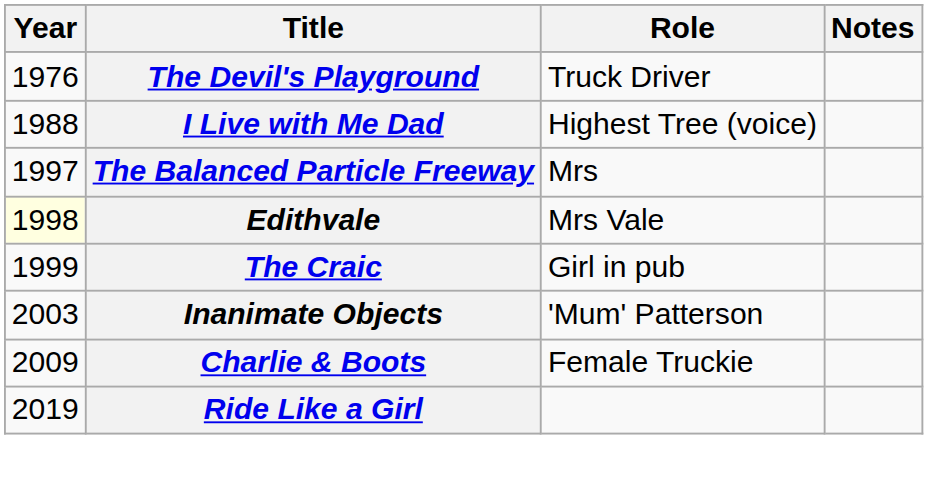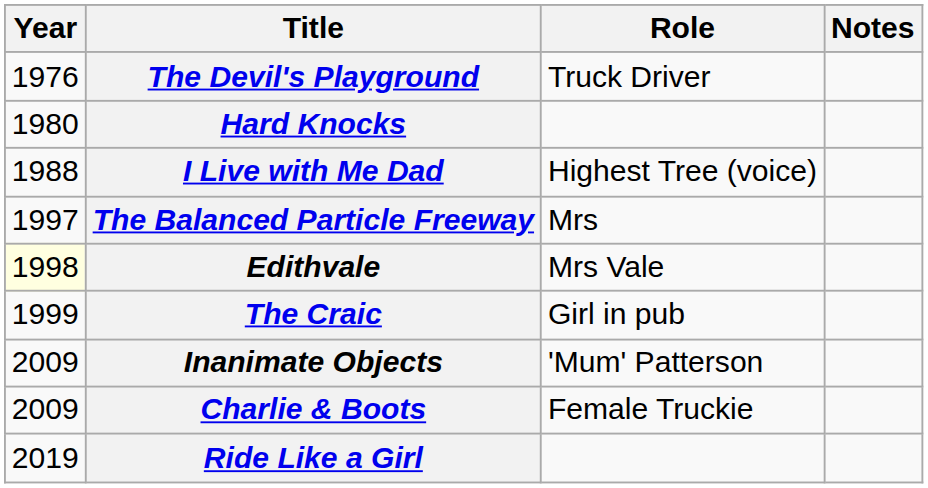+ row: (313, 123)
(45, 314) 2003 -> (45, 362) 2009
